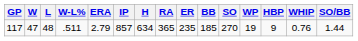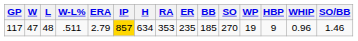(124, 28) no background -> (124, 28) gold background
(166, 28) 365 -> (166, 28) 353
(301, 28) 0.76 -> (301, 28) 0.96
(335, 28) 1.44 -> (335, 28) 1.46
